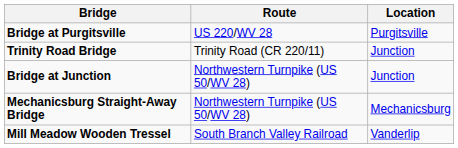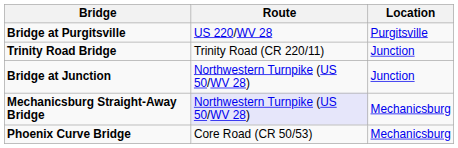(265, 108) no background -> (265, 108) lavender background
+ row: (69, 134)
- row: (89, 134)
